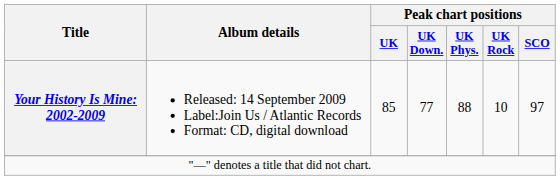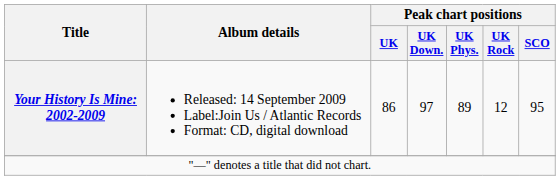(389, 108) 85 -> (389, 108) 86
(427, 108) 77 -> (427, 108) 97
(464, 108) 88 -> (464, 108) 89
(501, 108) 10 -> (501, 108) 12
(537, 108) 97 -> (537, 108) 95
